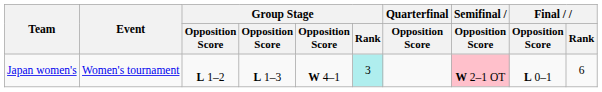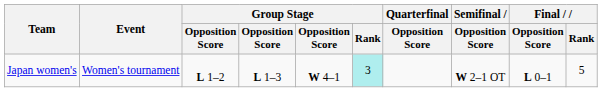(480, 77) pink background -> (480, 77) no background
(582, 70) 6 -> (582, 70) 5
